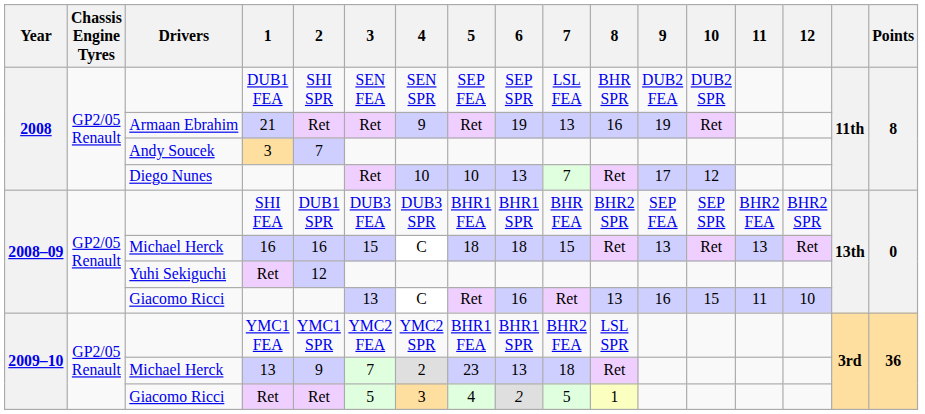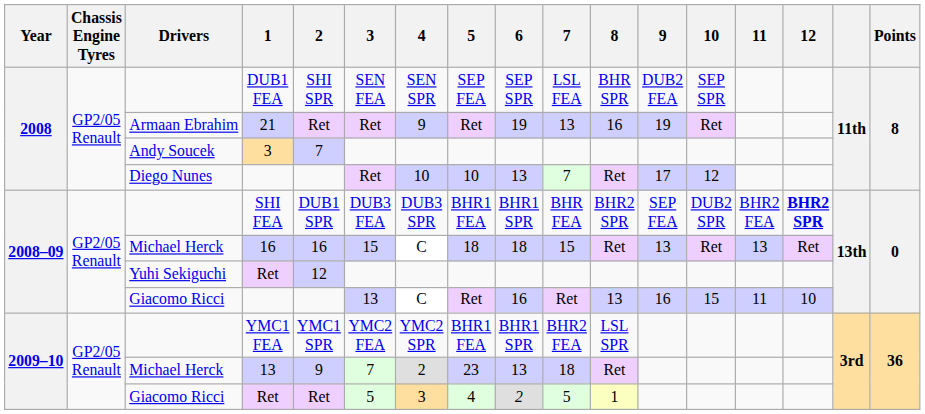(711, 89) DUB2 SPR -> (711, 89) SEP SPR
(711, 212) SEP SPR -> (711, 212) DUB2 SPR
(807, 212) normal -> (808, 212) bold
